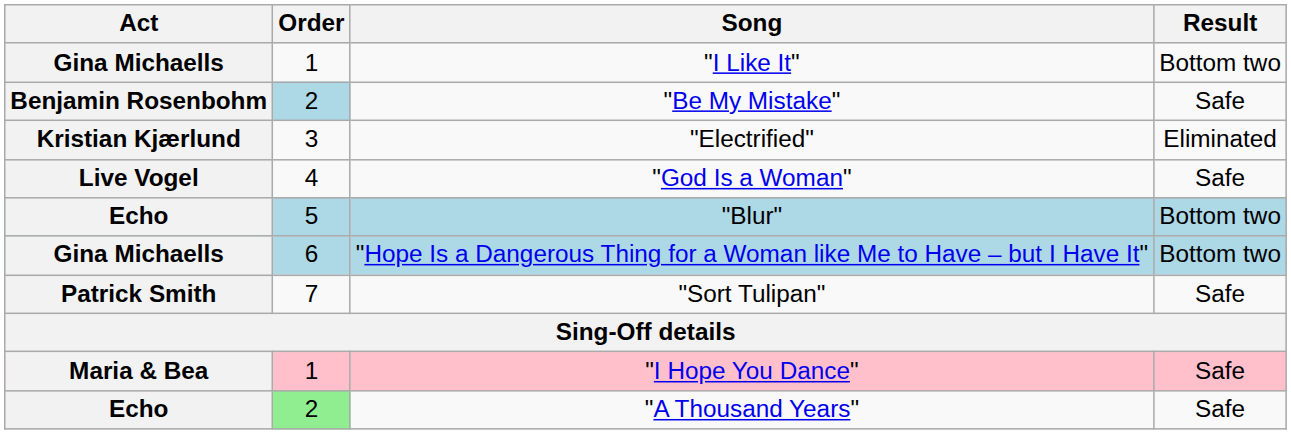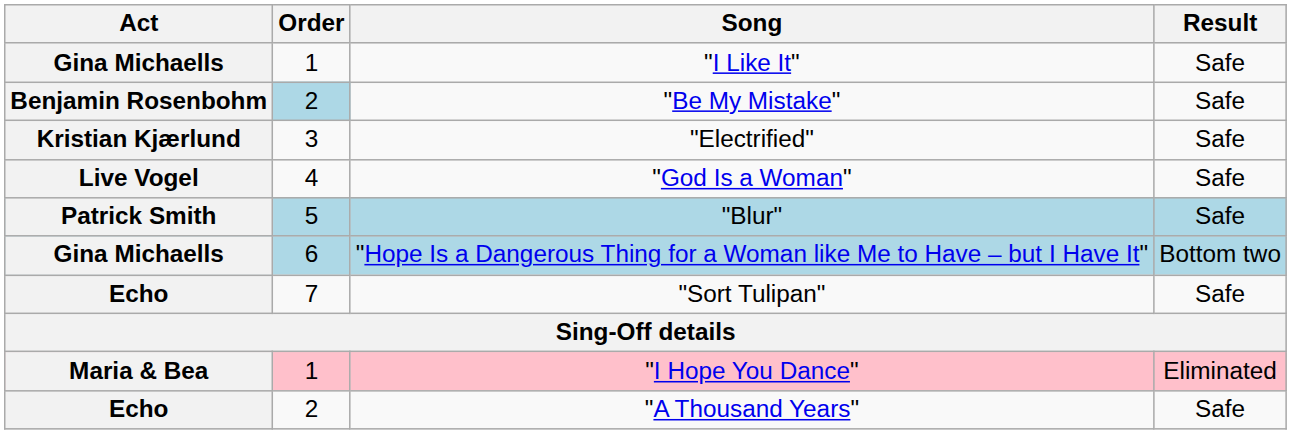(1220, 62) Bottom two -> (1220, 62) Safe
(1220, 139) Eliminated -> (1220, 139) Safe
(139, 216) Echo -> (139, 216) Patrick Smith
(1220, 216) Bottom two -> (1220, 216) Safe
(139, 293) Patrick Smith -> (139, 293) Echo
(1220, 370) Safe -> (1220, 370) Eliminated
(311, 409) lightgreen background -> (311, 409) no background
